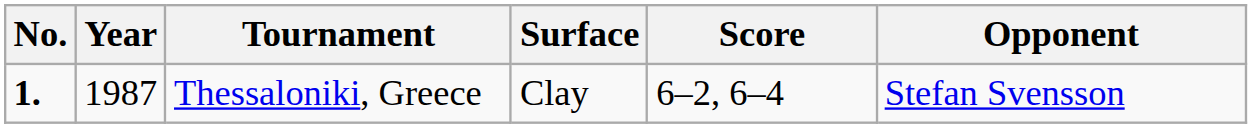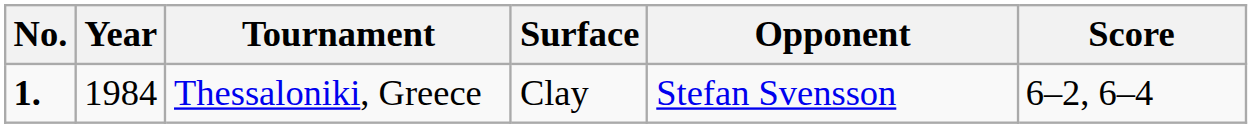columns swapped: (1061, 33) <-> (762, 33)
(121, 92) 1987 -> (121, 92) 1984
